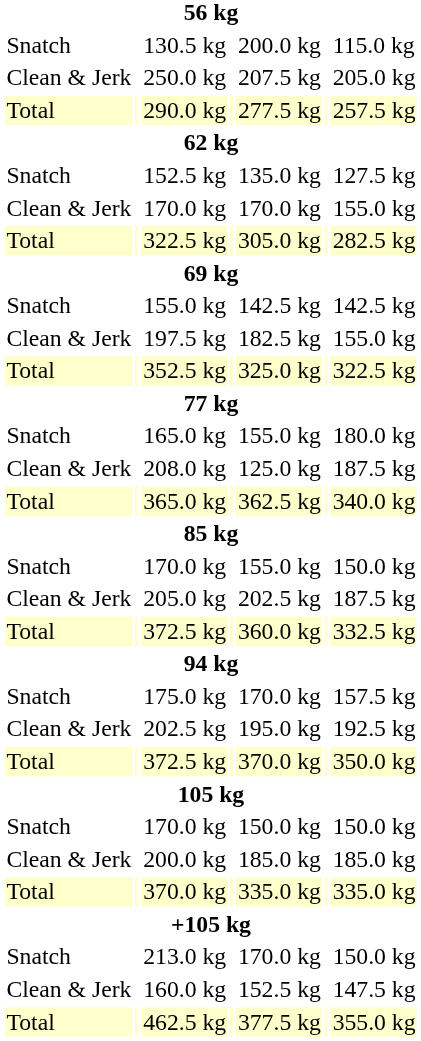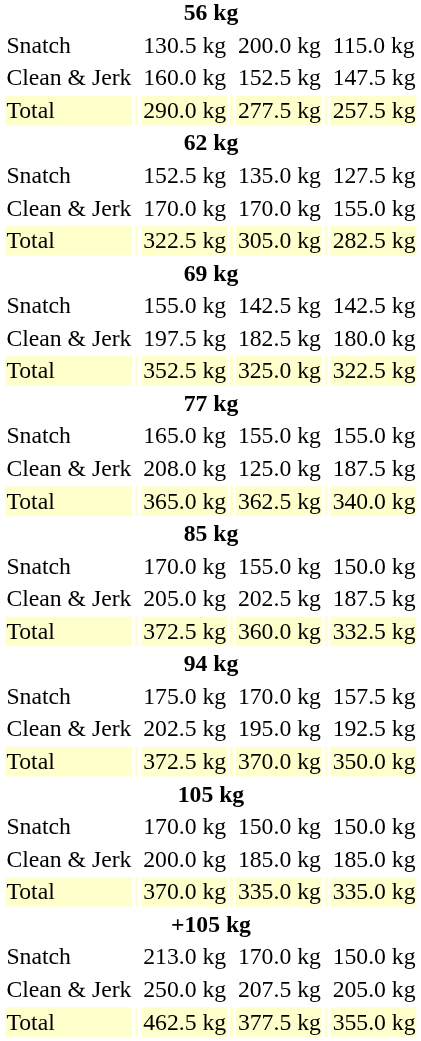rows swapped: (69, 989) <-> (69, 77)
(374, 338) 155.0 kg -> (374, 338) 180.0 kg
(374, 435) 180.0 kg -> (374, 435) 155.0 kg
